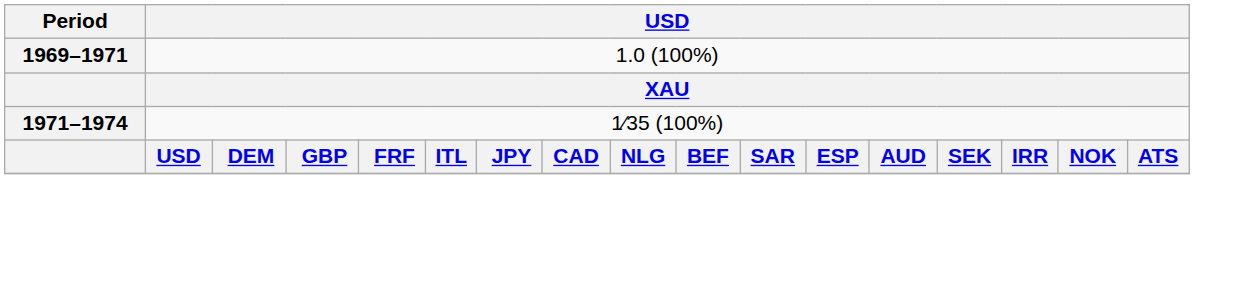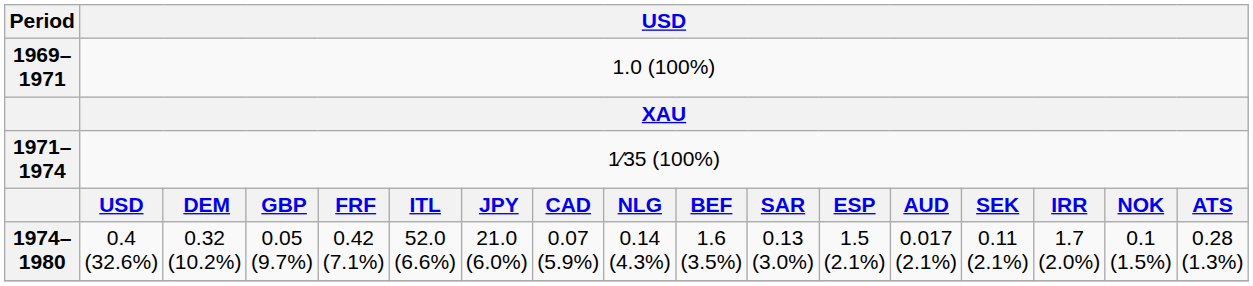+ row: (42, 250)
